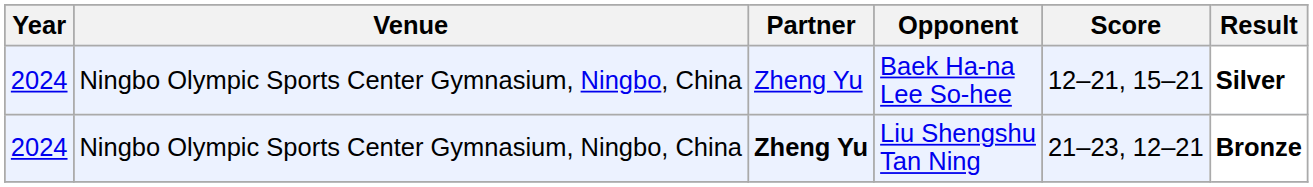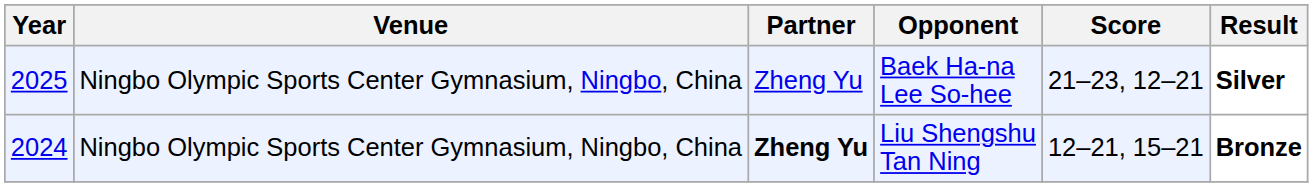(39, 80) 2024 -> (39, 80) 2025
(1126, 80) 12–21, 15–21 -> (1126, 80) 21–23, 12–21
(1126, 148) 21–23, 12–21 -> (1126, 148) 12–21, 15–21
